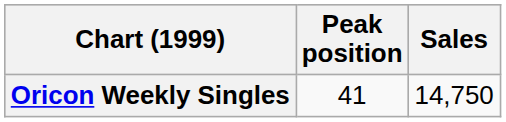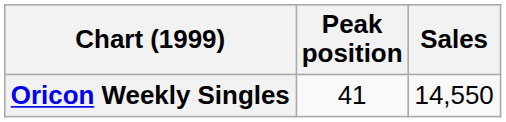(454, 95) 14,750 -> (454, 95) 14,550
